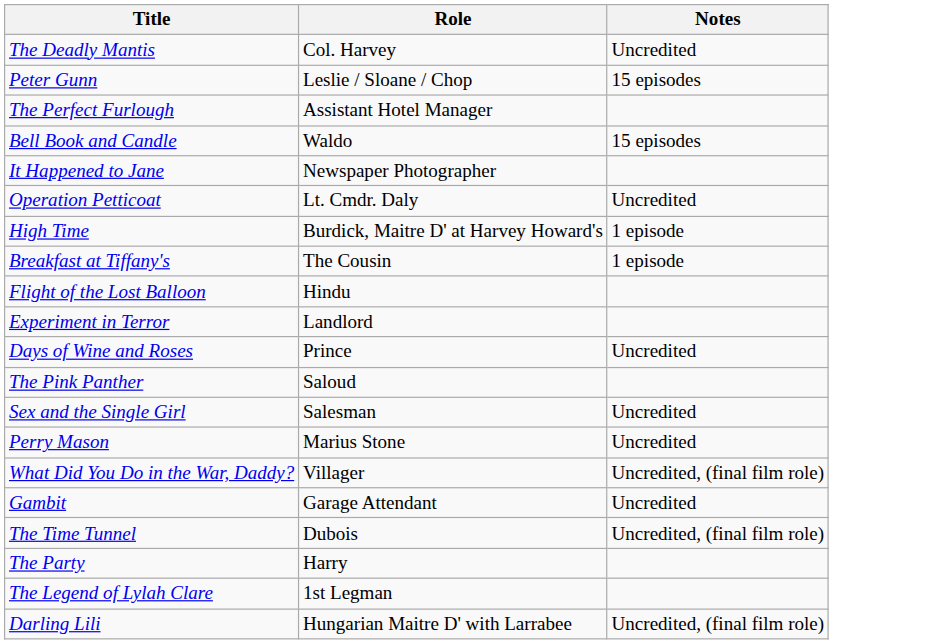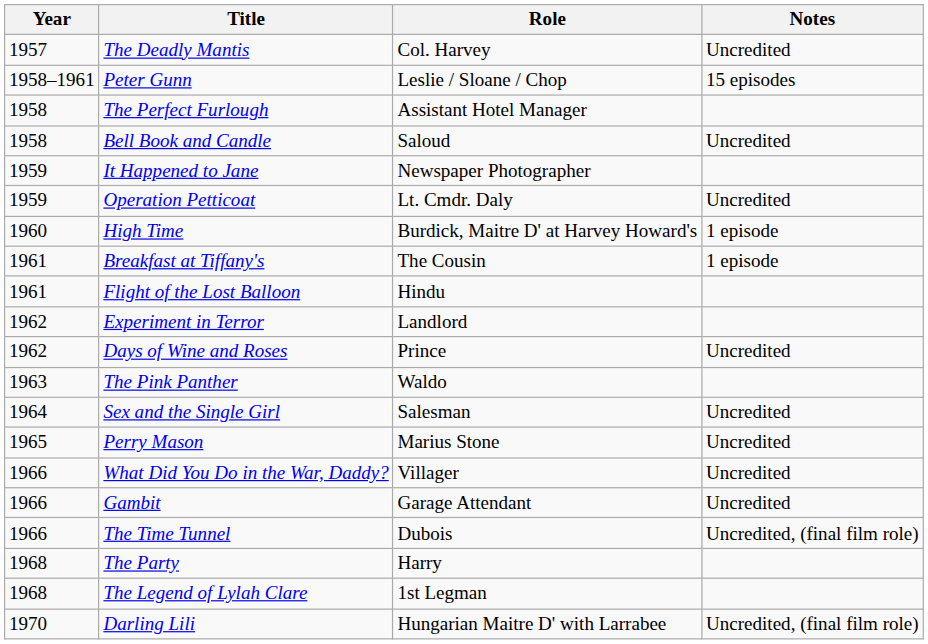+ column: (52, 19)
(328, 140) Waldo -> (424, 140) Saloud
(656, 140) 15 episodes -> (748, 140) Uncredited
(329, 381) Saloud -> (422, 381) Waldo
(718, 472) Uncredited, (final film role) -> (748, 472) Uncredited
